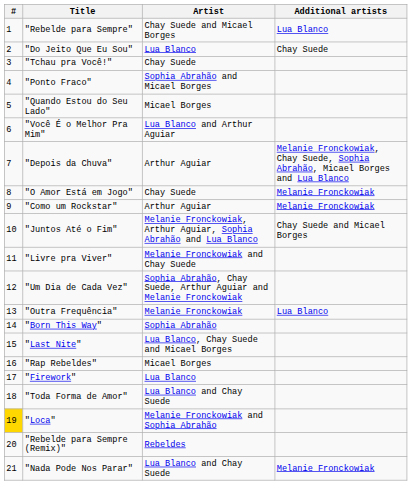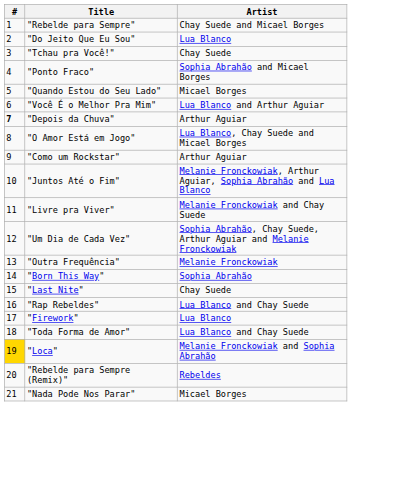- column: (341, 11)
(9, 164) normal -> (9, 119) bold
(170, 192) Chay Suede -> (247, 138) Lua Blanco, Chay Suede and Micael Borges
(201, 345) Lua Blanco, Chay Suede and Micael Borges -> (205, 290) Chay Suede
(178, 364) Micael Borges -> (244, 304) Lua Blanco and Chay Suede
(193, 468) Lua Blanco and Chay Suede -> (213, 394) Micael Borges
